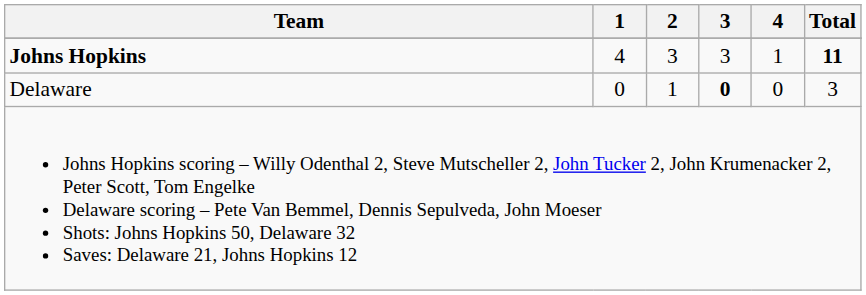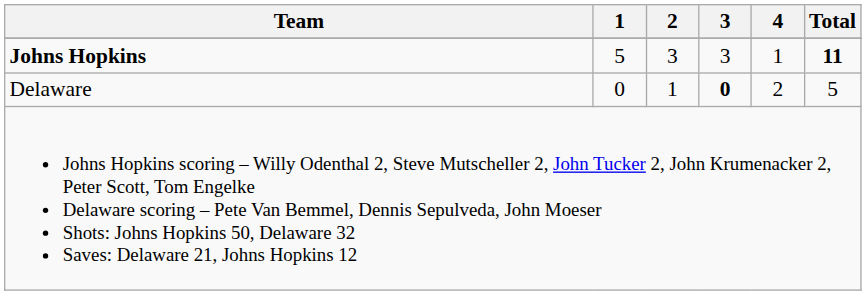(619, 55) 4 -> (619, 55) 5
(778, 89) 0 -> (778, 89) 2
(833, 89) 3 -> (833, 89) 5
